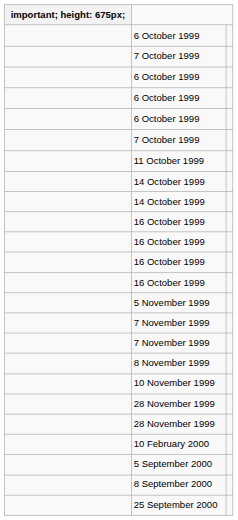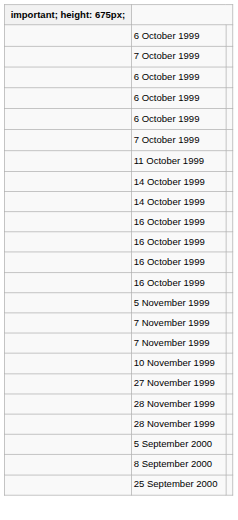- row: (68, 364)
+ row: (68, 384)
- row: (68, 444)
